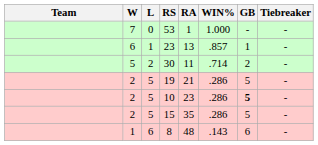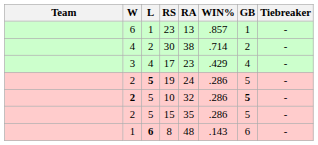- row: (169, 30)
(132, 64) 5 -> (132, 47) 4
(189, 64) 11 -> (189, 47) 38
+ row: (169, 64)
(151, 81) normal -> (151, 81) bold
(189, 81) 21 -> (189, 81) 24
(132, 98) normal -> (132, 98) bold
(189, 98) 23 -> (189, 98) 32
(151, 132) normal -> (151, 132) bold
